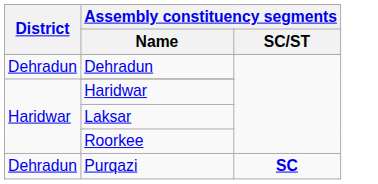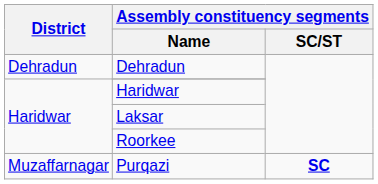(43, 166) Dehradun -> (59, 166) Muzaffarnagar
